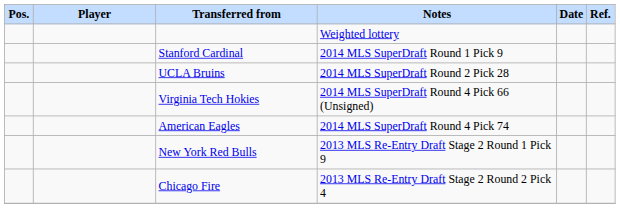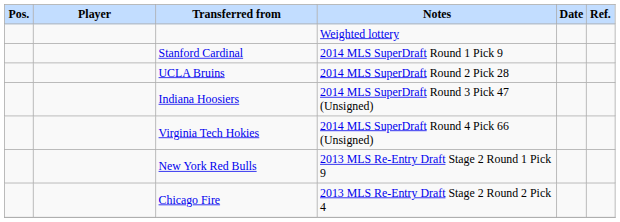+ row: (199, 99)
- row: (199, 126)
